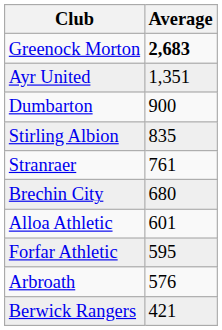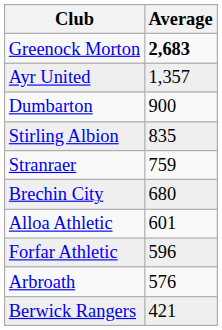(169, 77) 1,351 -> (169, 77) 1,357
(162, 164) 761 -> (162, 164) 759
(162, 252) 595 -> (162, 252) 596
